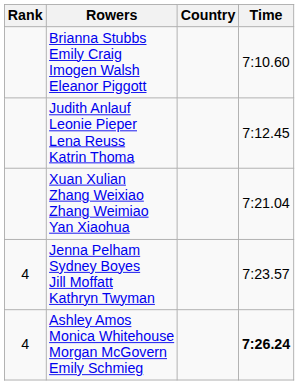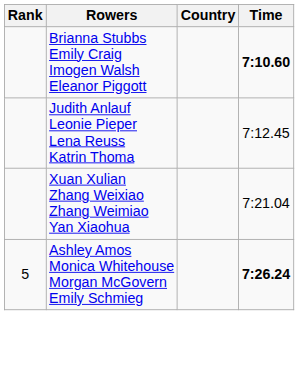(266, 62) normal -> (266, 62) bold
- row: (102, 274)
(25, 344) 4 -> (25, 274) 5
